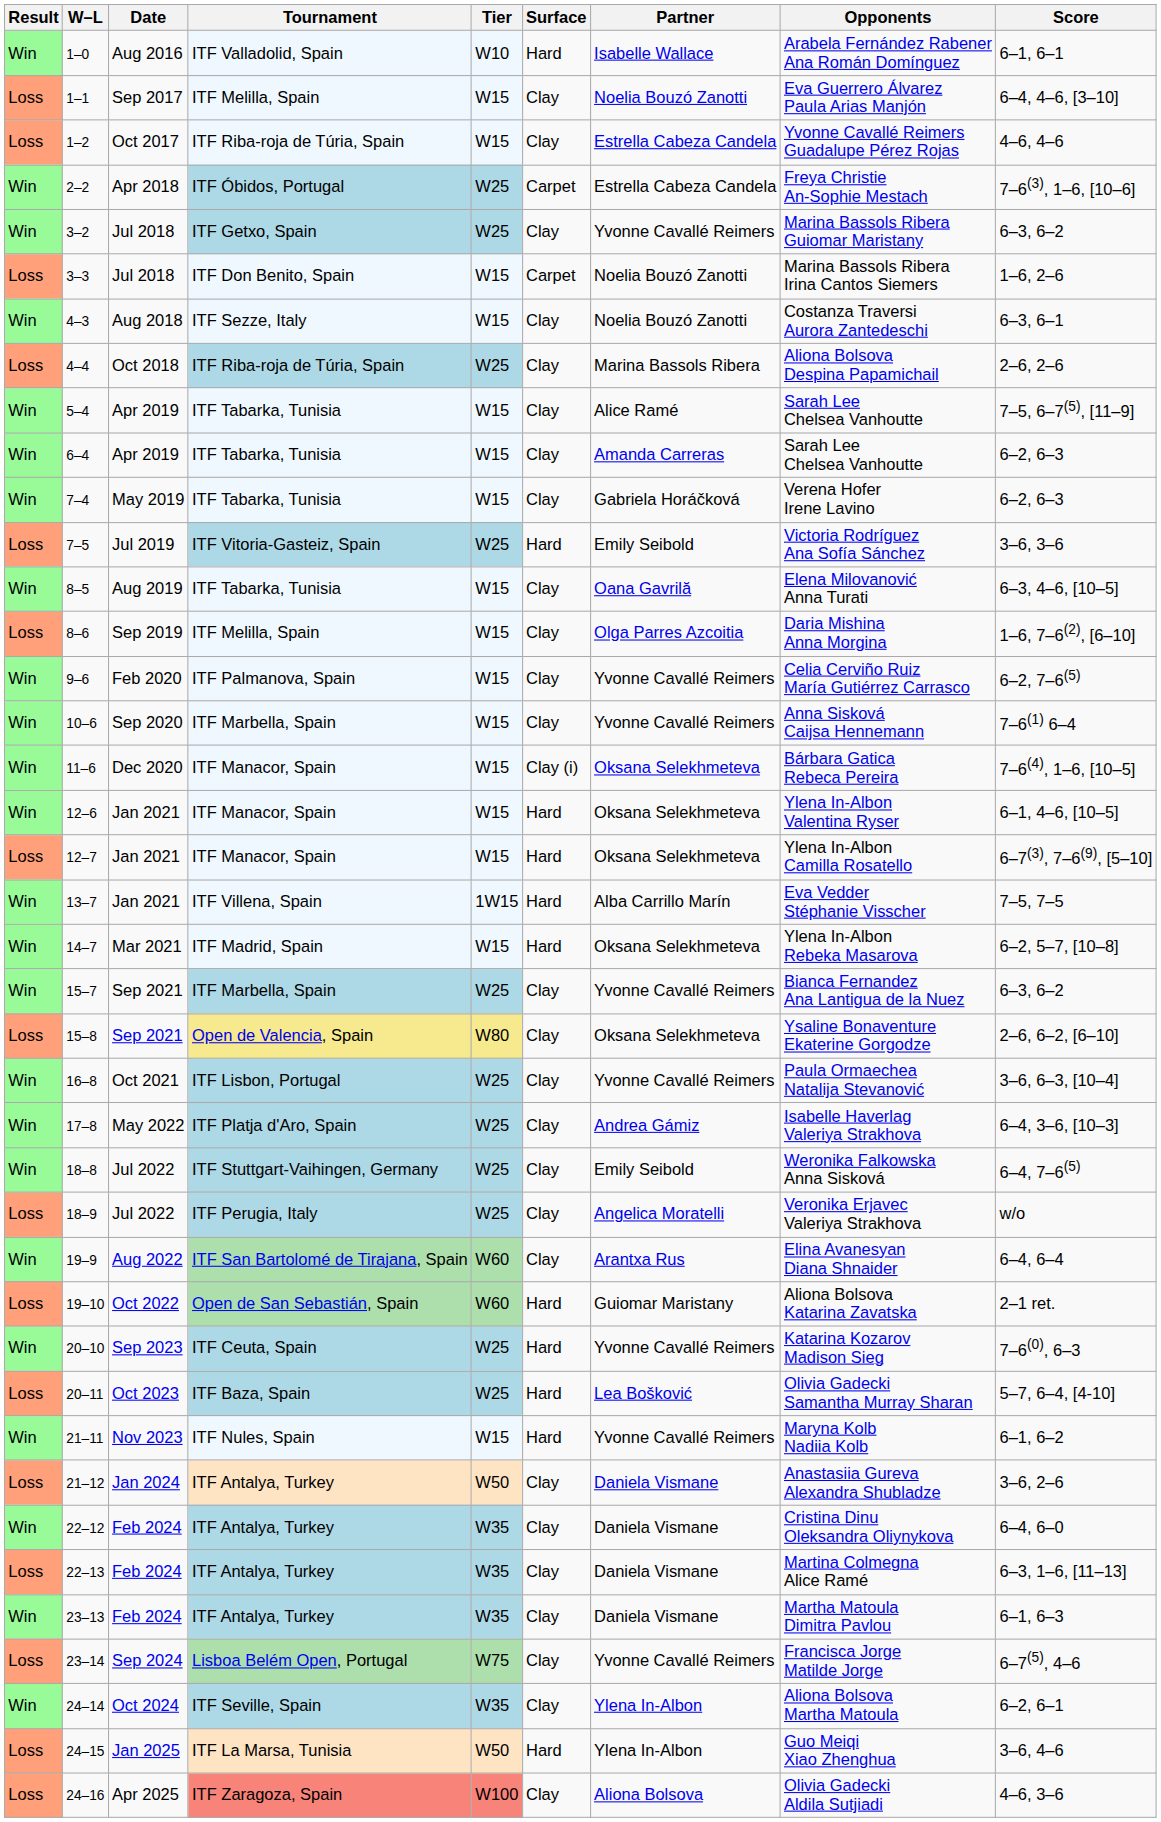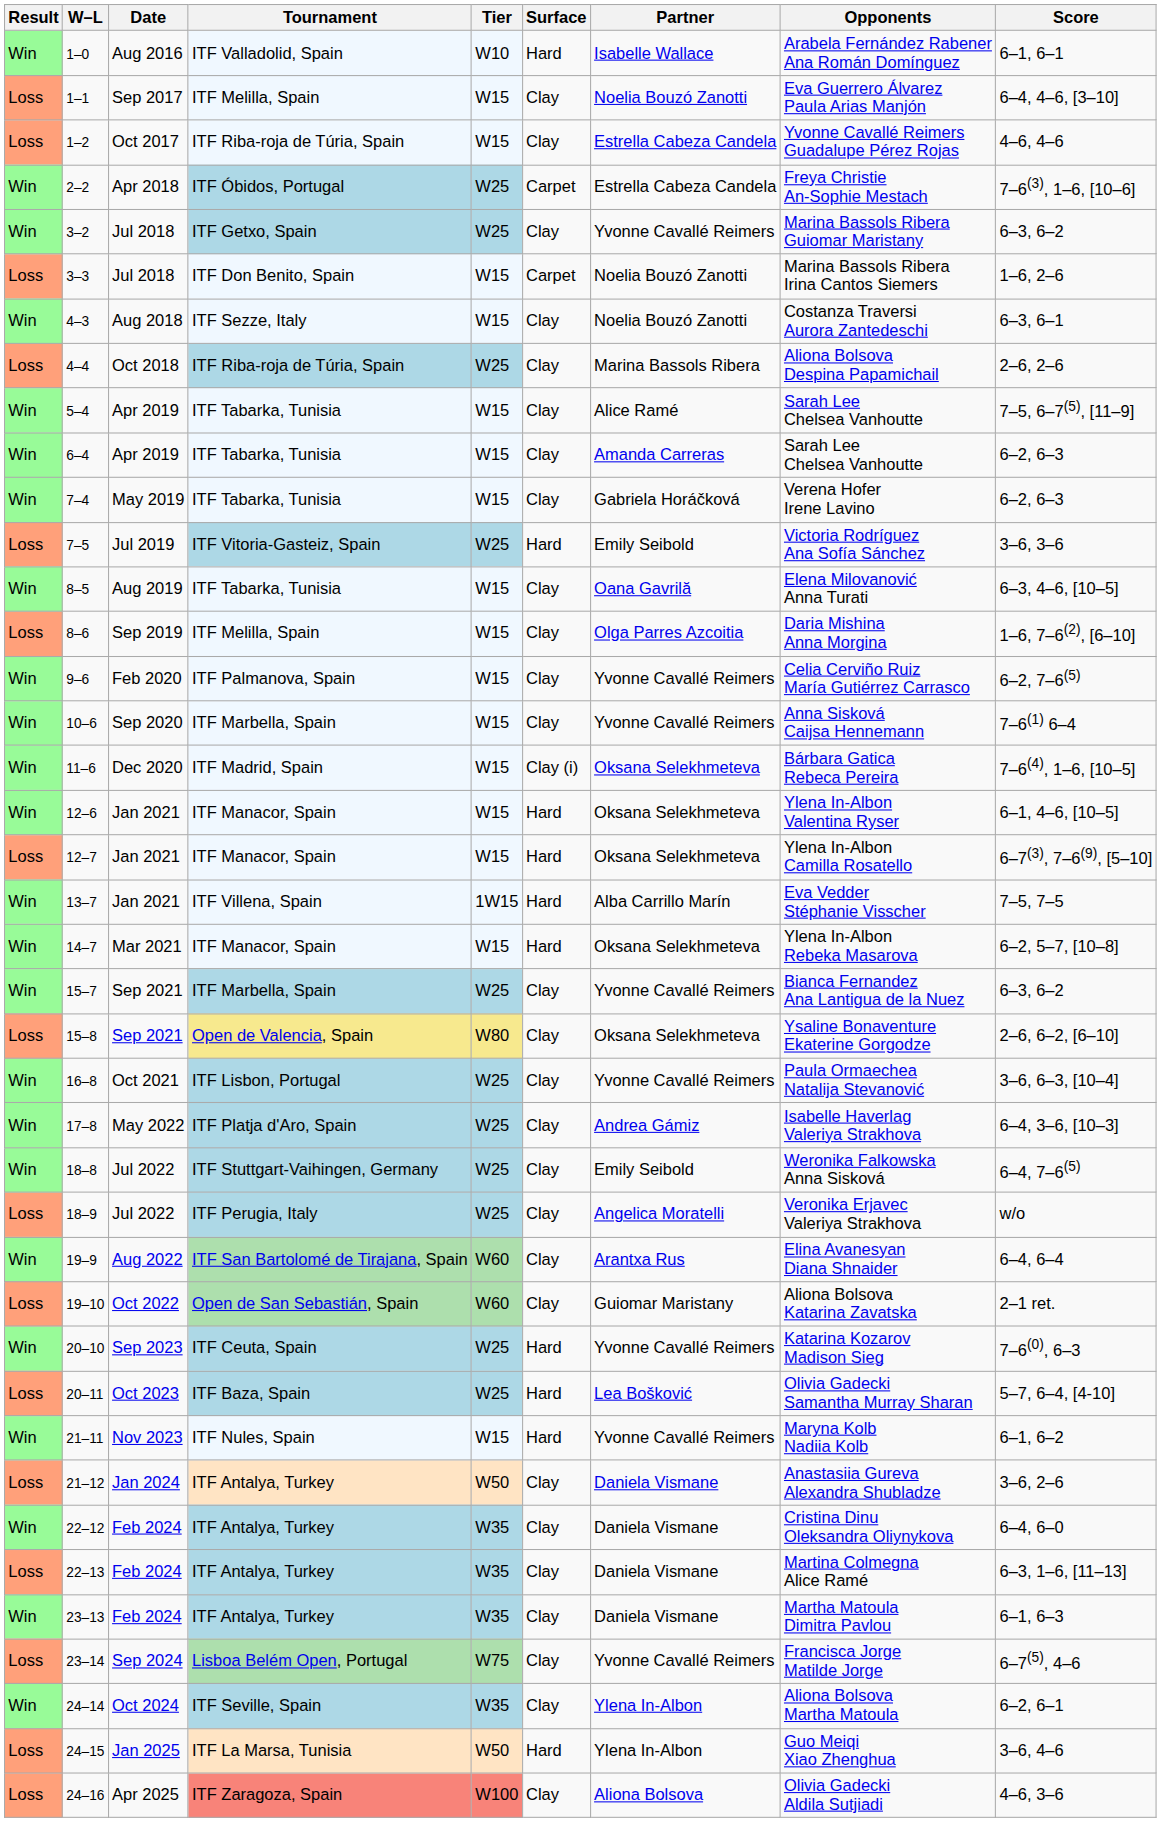(264, 767) ITF Manacor, Spain -> (258, 767) ITF Madrid, Spain
(258, 946) ITF Madrid, Spain -> (264, 946) ITF Manacor, Spain
(544, 1303) Hard -> (542, 1303) Clay
